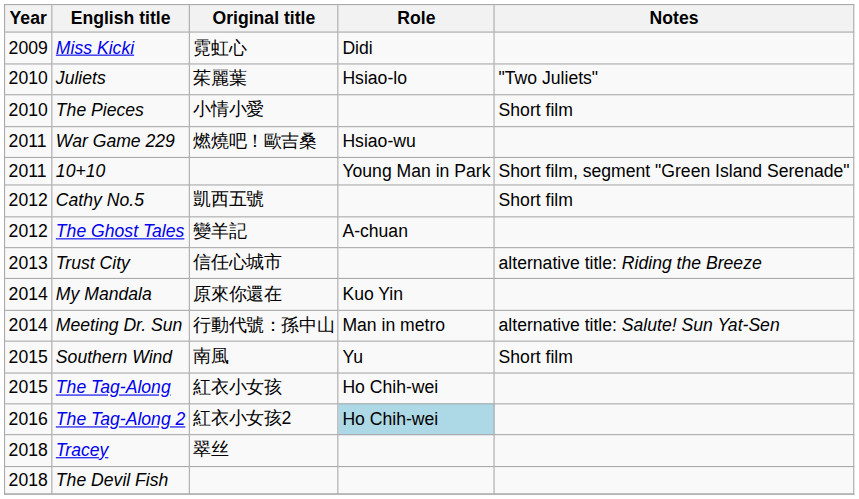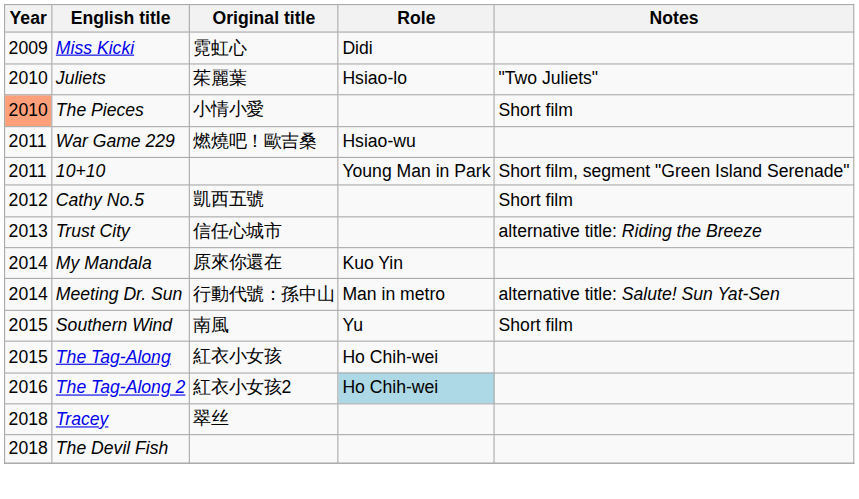(28, 110) no background -> (28, 110) lightsalmon background
- row: (120, 231)
